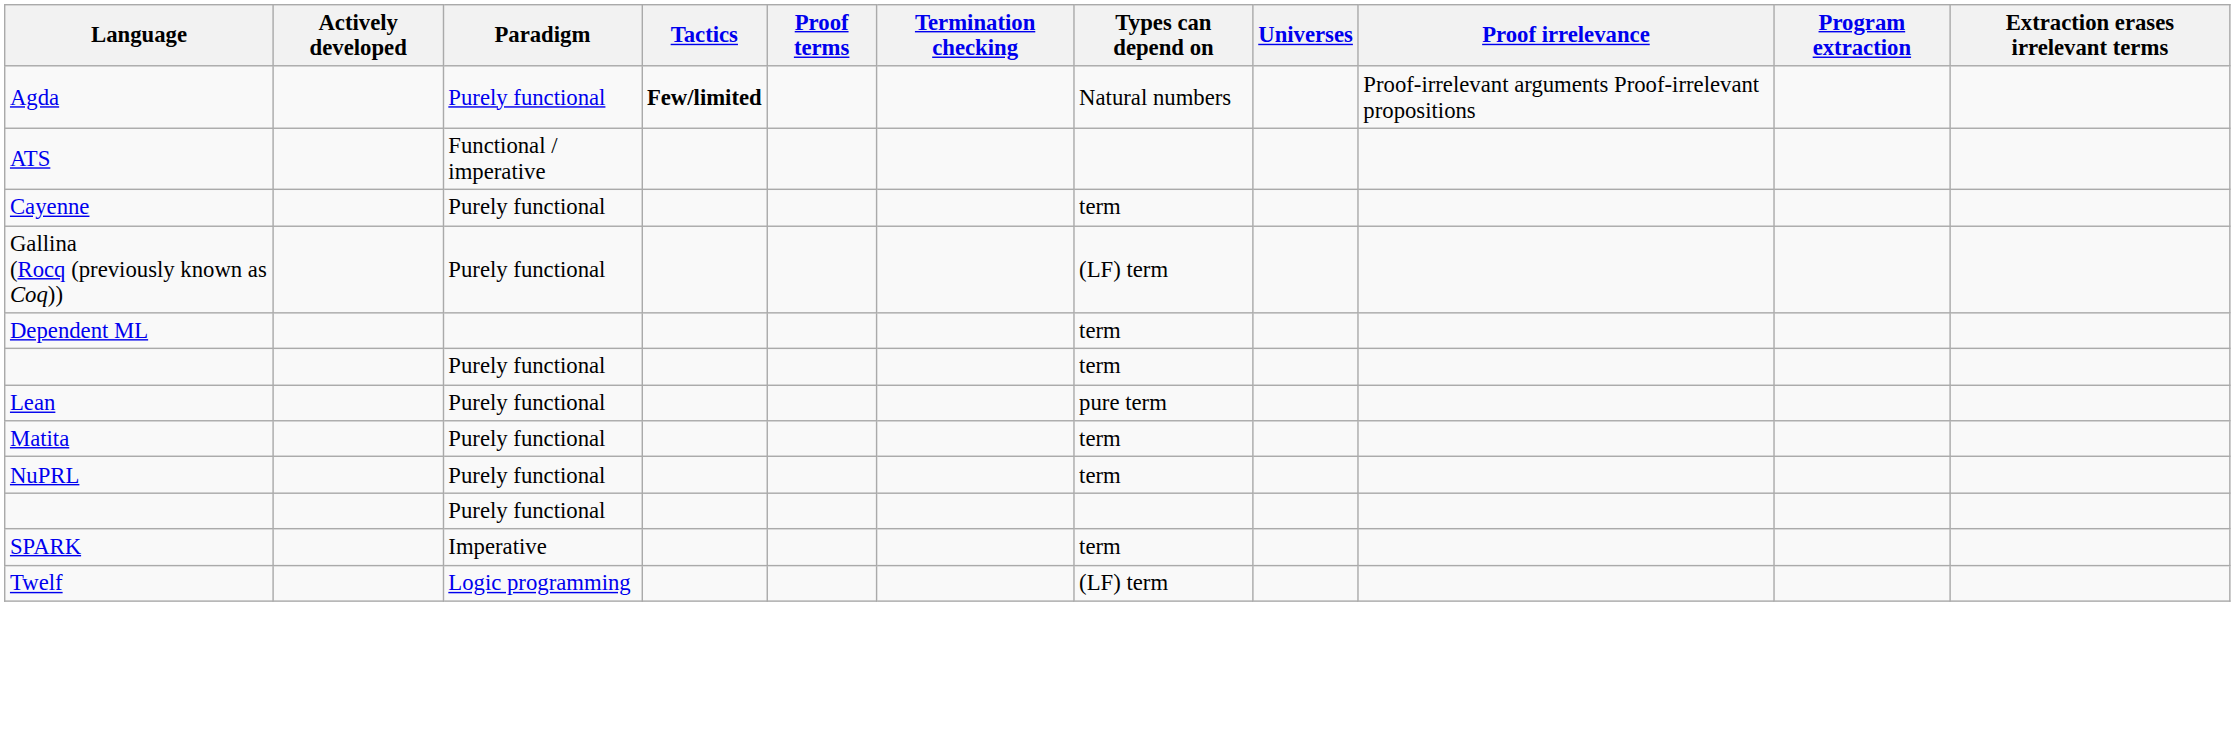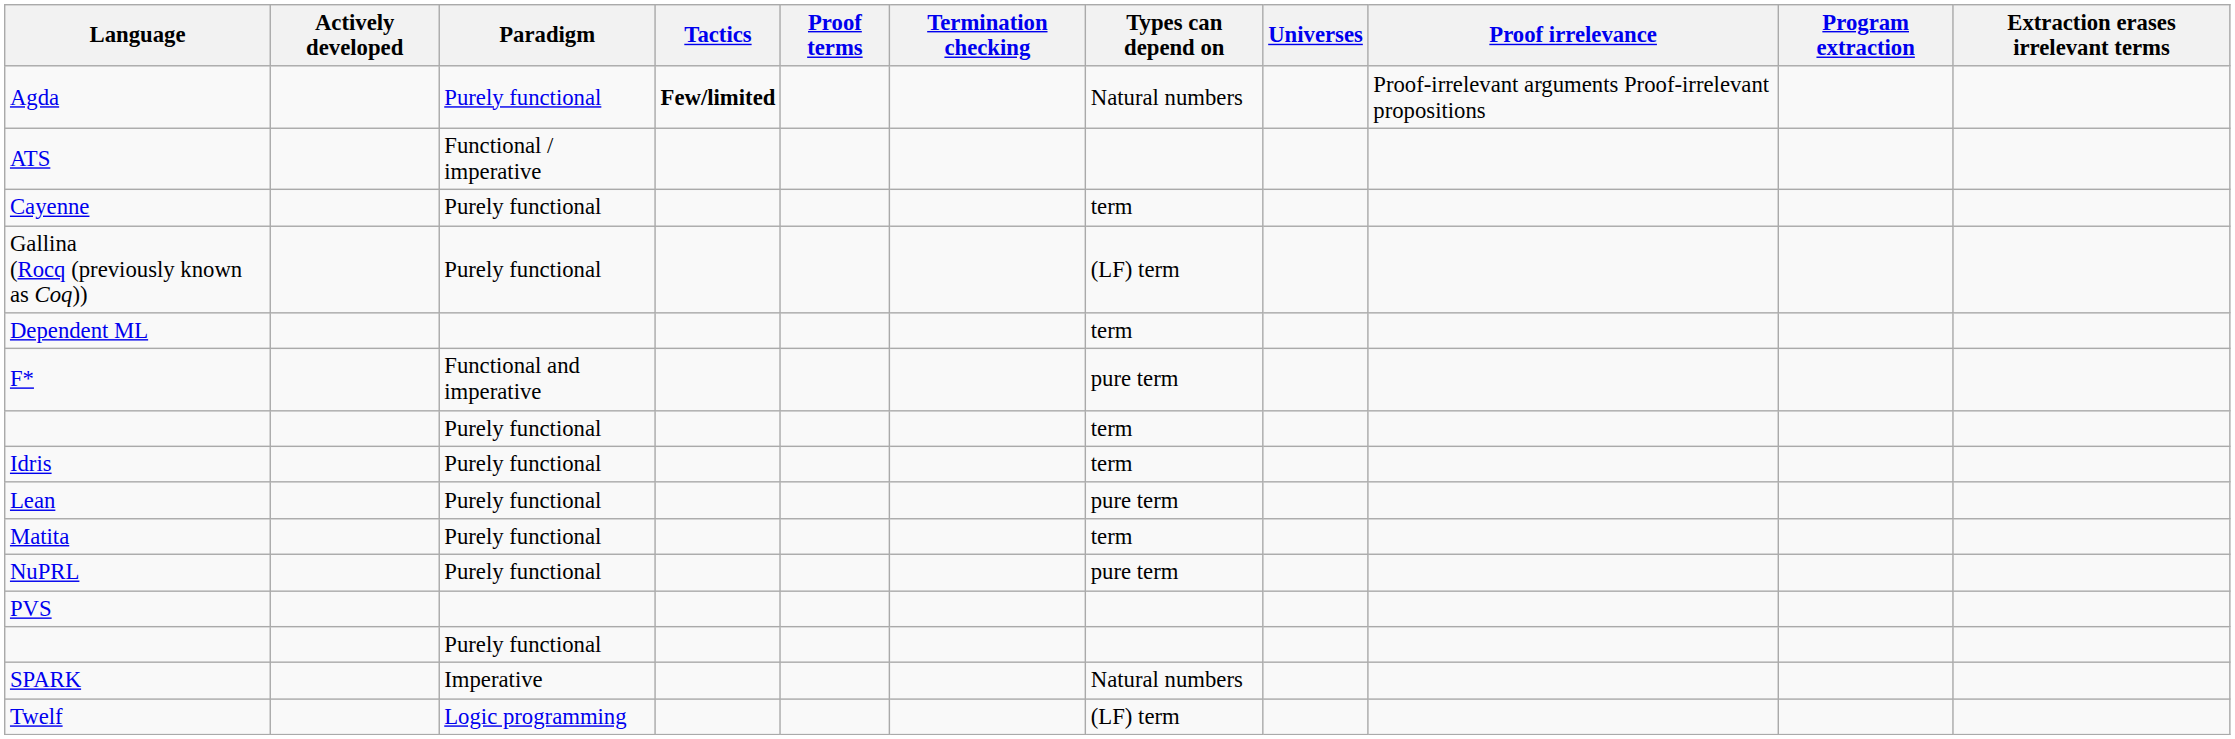+ row: (22, 379)
+ row: (31, 464)
(1100, 474) term -> (1135, 572) pure term
+ row: (31, 608)
(1100, 546) term -> (1167, 680) Natural numbers
